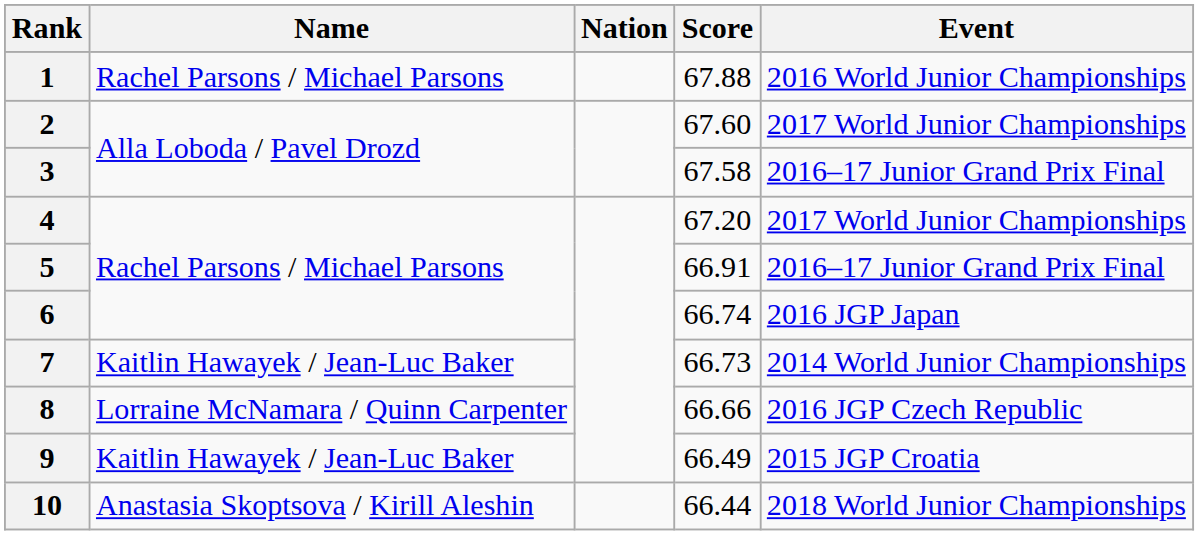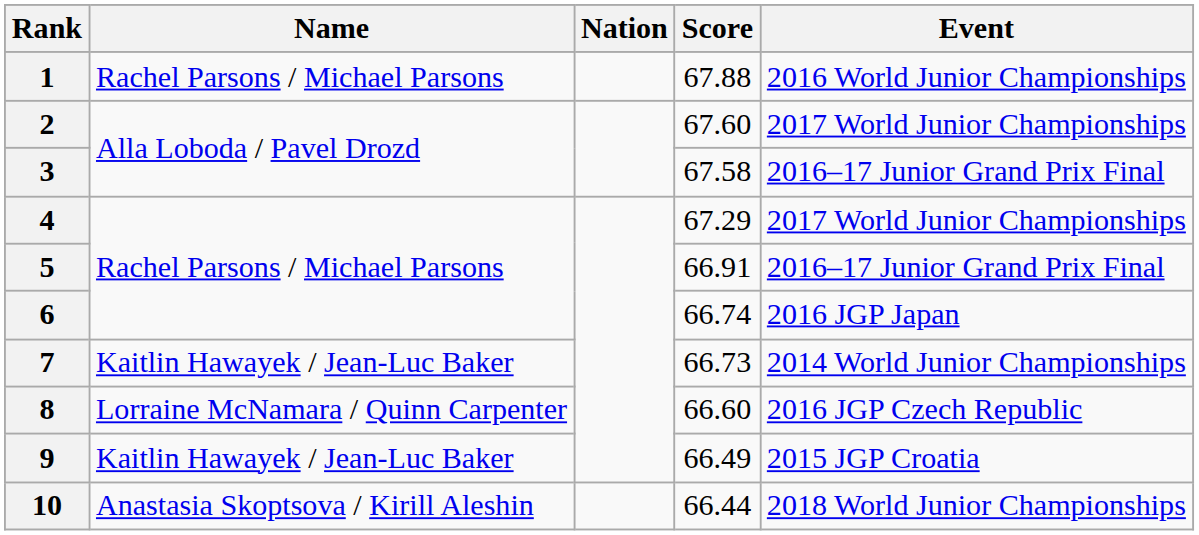(717, 219) 67.20 -> (717, 219) 67.29
(717, 409) 66.66 -> (717, 409) 66.60
